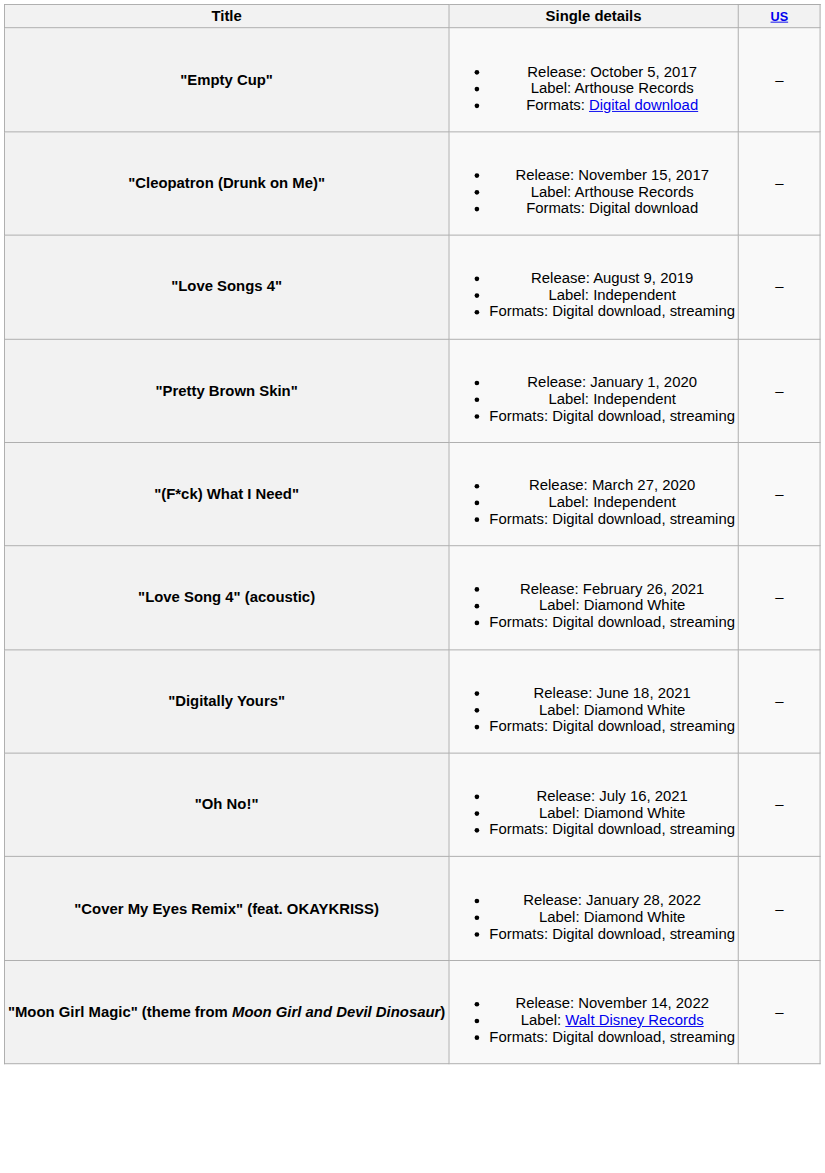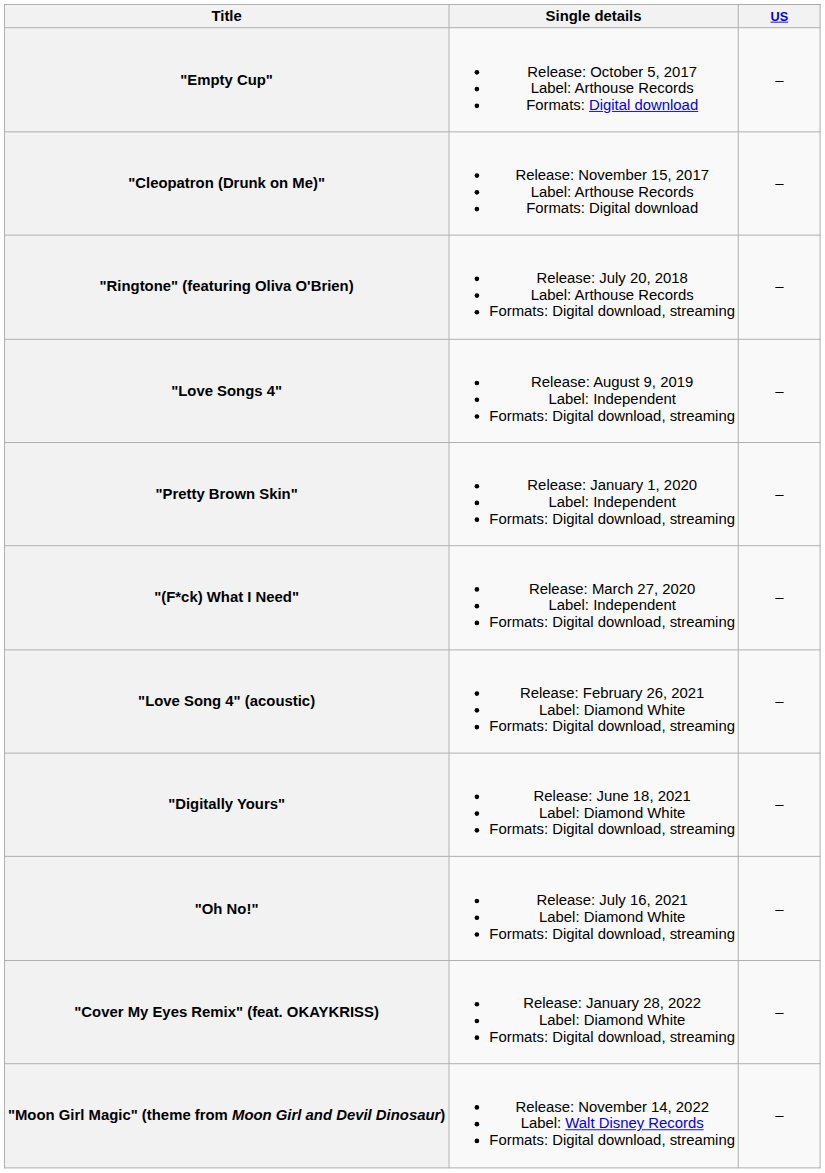+ row: (227, 287)
